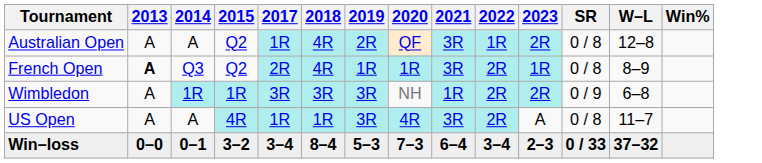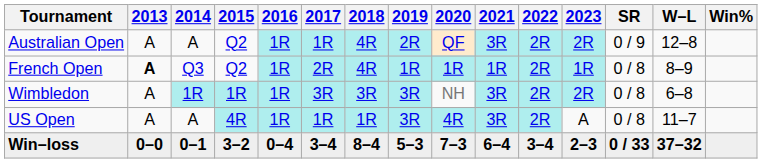+ column: (280, 17)
(497, 42) 1R -> (540, 42) 2R
(586, 42) 0 / 8 -> (629, 42) 0 / 9
(453, 68) 3R -> (497, 68) 1R
(453, 94) 1R -> (497, 94) 3R
(586, 94) 0 / 9 -> (629, 94) 0 / 8
